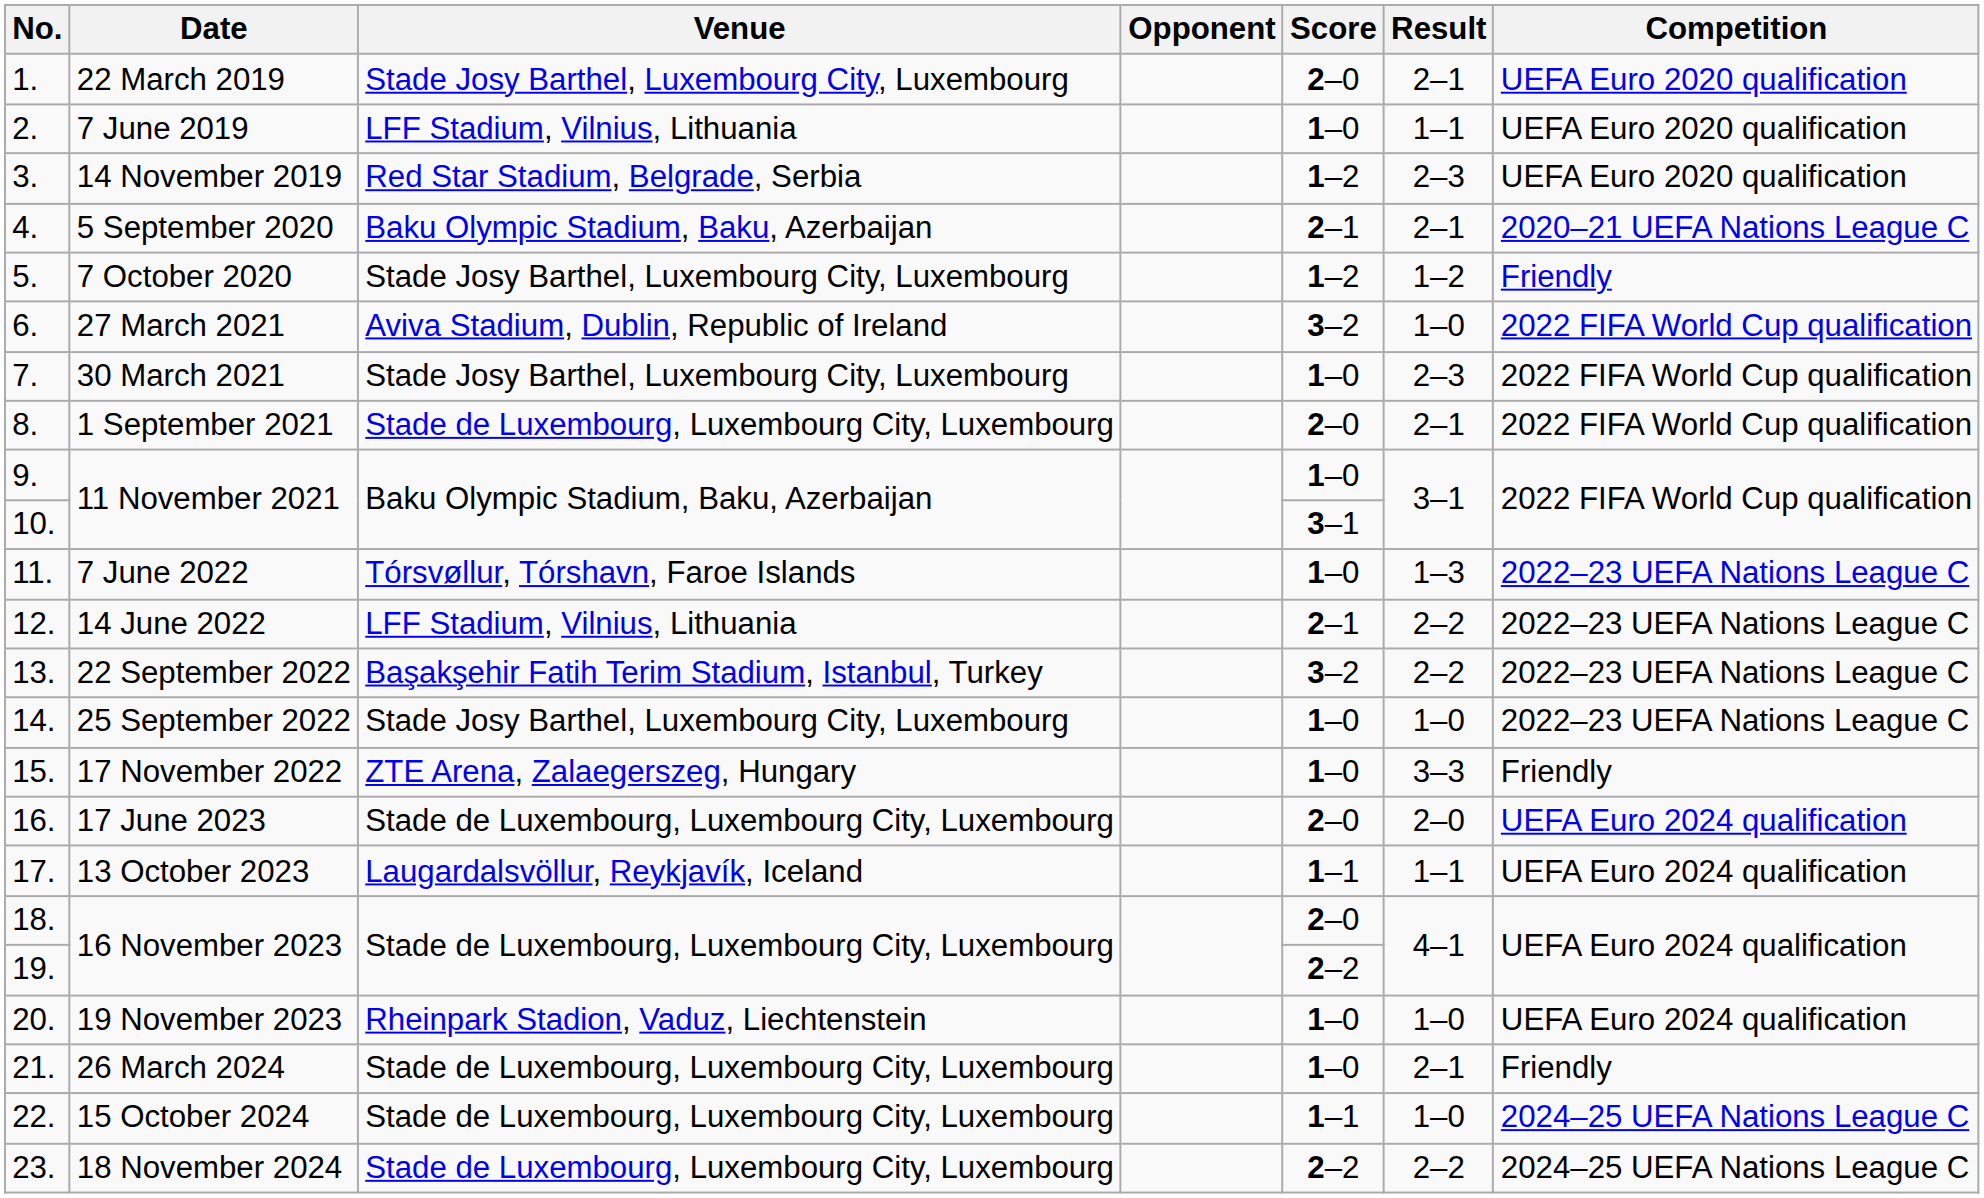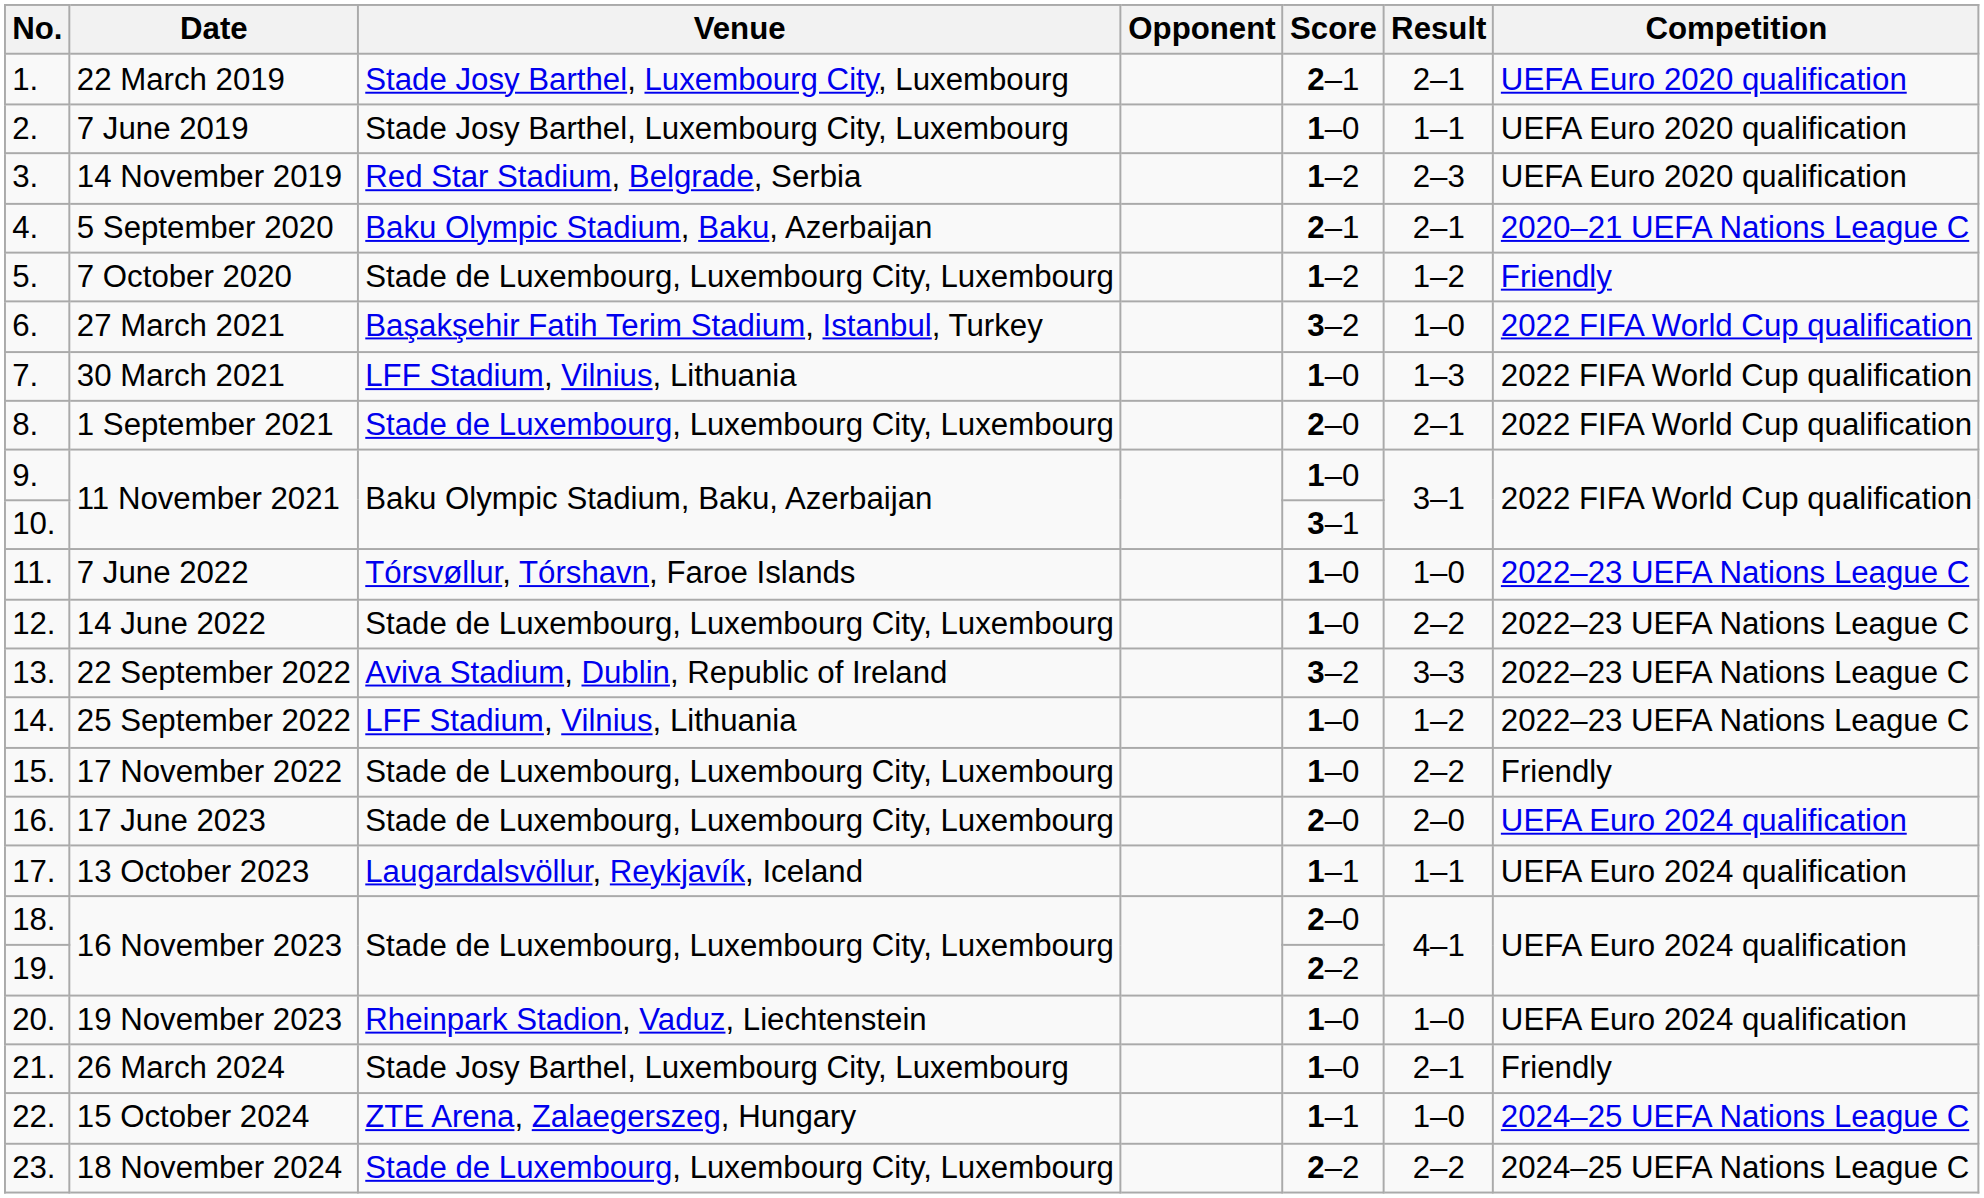(1333, 78) 2–0 -> (1333, 78) 2–1
(581, 128) LFF Stadium, Vilnius, Lithuania -> (717, 128) Stade Josy Barthel, Luxembourg City, Luxembourg
(717, 276) Stade Josy Barthel, Luxembourg City, Luxembourg -> (740, 276) Stade de Luxembourg, Luxembourg City, Luxembourg
(656, 326) Aviva Stadium, Dublin, Republic of Ireland -> (704, 326) Başakşehir Fatih Terim Stadium, Istanbul, Turkey
(717, 375) Stade Josy Barthel, Luxembourg City, Luxembourg -> (581, 375) LFF Stadium, Vilnius, Lithuania
(1439, 375) 2–3 -> (1439, 375) 1–3
(1439, 573) 1–3 -> (1439, 573) 1–0
(581, 623) LFF Stadium, Vilnius, Lithuania -> (740, 623) Stade de Luxembourg, Luxembourg City, Luxembourg
(1333, 623) 2–1 -> (1333, 623) 1–0
(704, 672) Başakşehir Fatih Terim Stadium, Istanbul, Turkey -> (656, 672) Aviva Stadium, Dublin, Republic of Ireland
(1439, 672) 2–2 -> (1439, 672) 3–3
(717, 721) Stade Josy Barthel, Luxembourg City, Luxembourg -> (581, 721) LFF Stadium, Vilnius, Lithuania
(1439, 721) 1–0 -> (1439, 721) 1–2
(611, 771) ZTE Arena, Zalaegerszeg, Hungary -> (740, 771) Stade de Luxembourg, Luxembourg City, Luxembourg
(1439, 771) 3–3 -> (1439, 771) 2–2
(740, 1068) Stade de Luxembourg, Luxembourg City, Luxembourg -> (717, 1068) Stade Josy Barthel, Luxembourg City, Luxembourg
(740, 1117) Stade de Luxembourg, Luxembourg City, Luxembourg -> (611, 1117) ZTE Arena, Zalaegerszeg, Hungary
